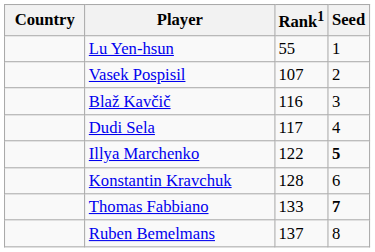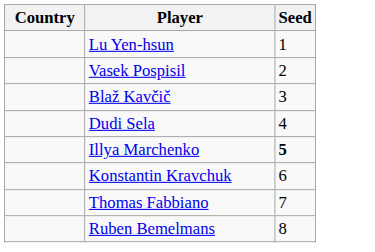- column: (301, 19)
(336, 206) bold -> (283, 202) normal
